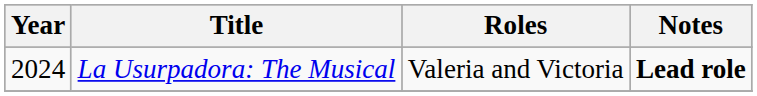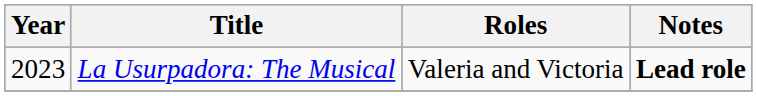(38, 68) 2024 -> (38, 68) 2023
